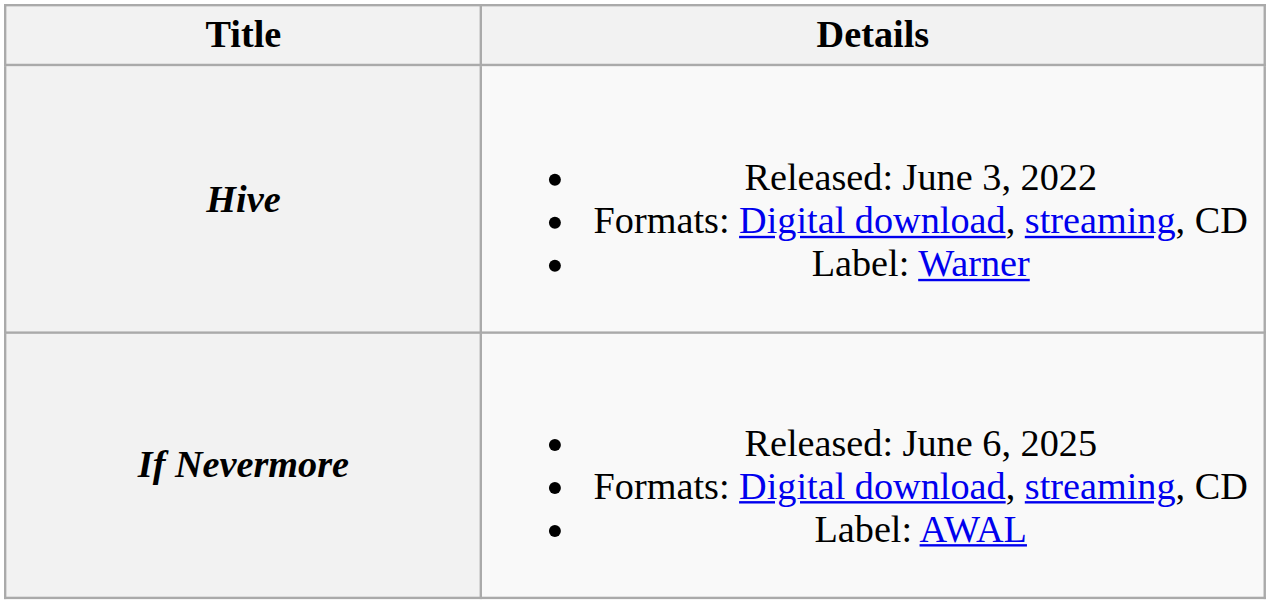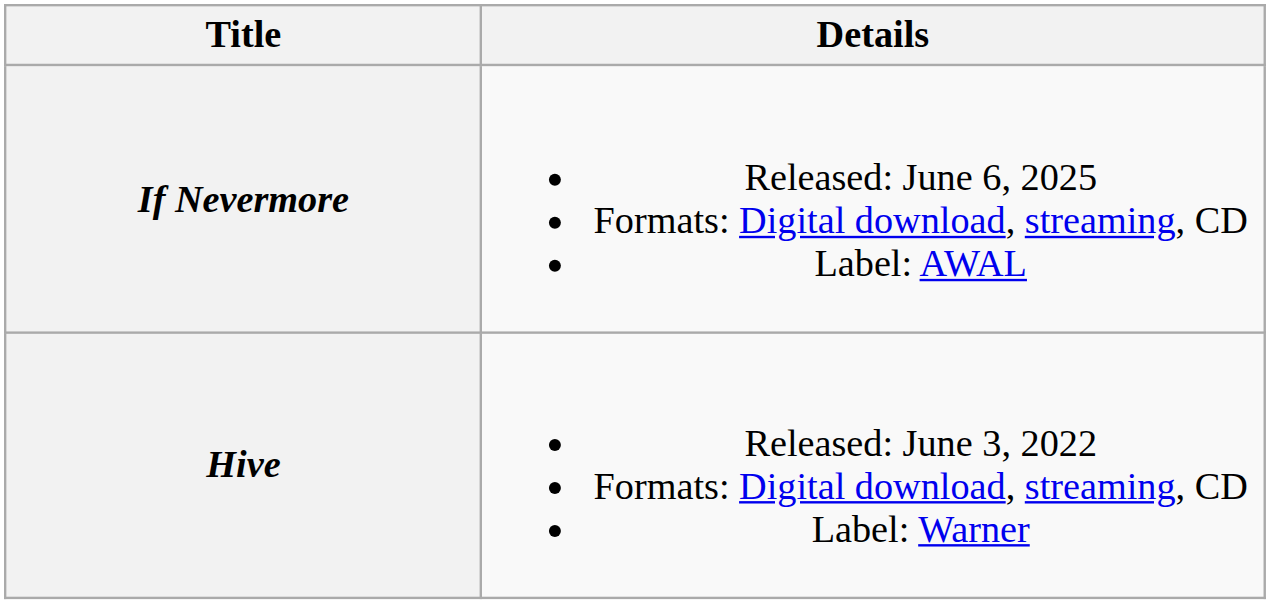rows swapped: (243, 198) <-> (243, 464)
